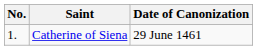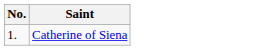- column: (191, 14)
